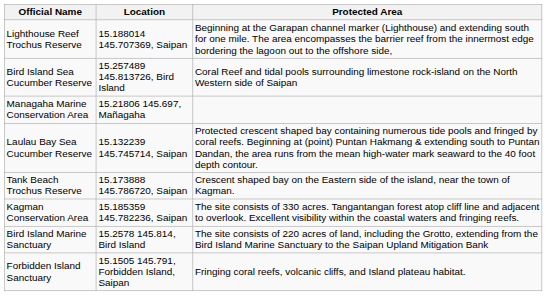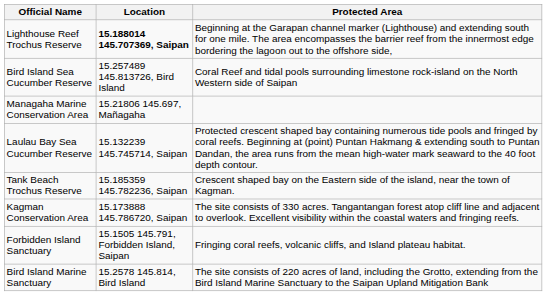(143, 39) normal -> (144, 39) bold
(143, 185) 15.173888 145.786720, Saipan -> (143, 185) 15.185359 145.782236, Saipan
(143, 212) 15.185359 145.782236, Saipan -> (143, 212) 15.173888 145.786720, Saipan
rows swapped: (44, 272) <-> (47, 239)
